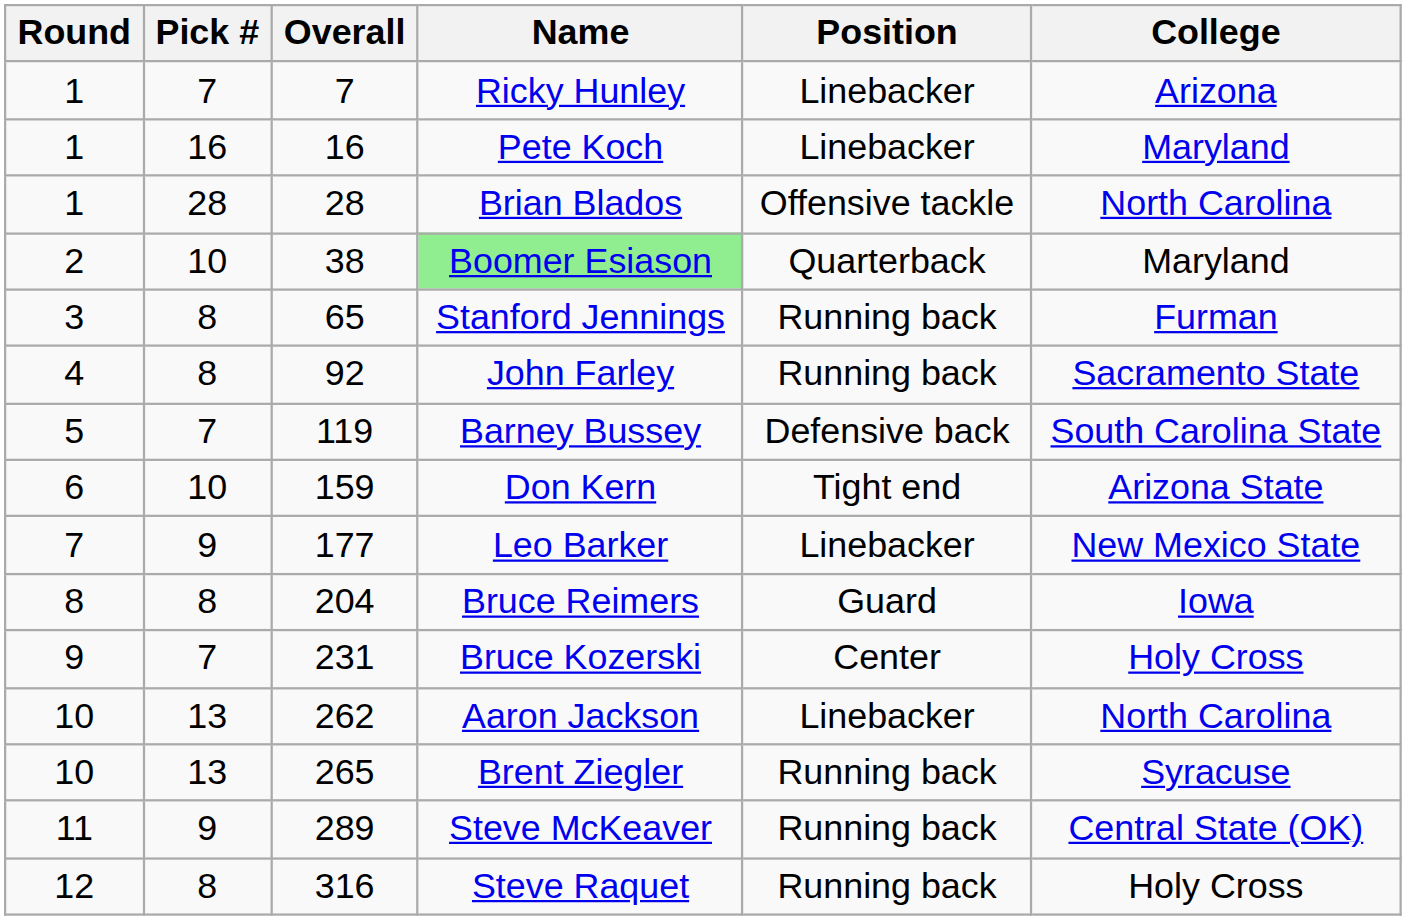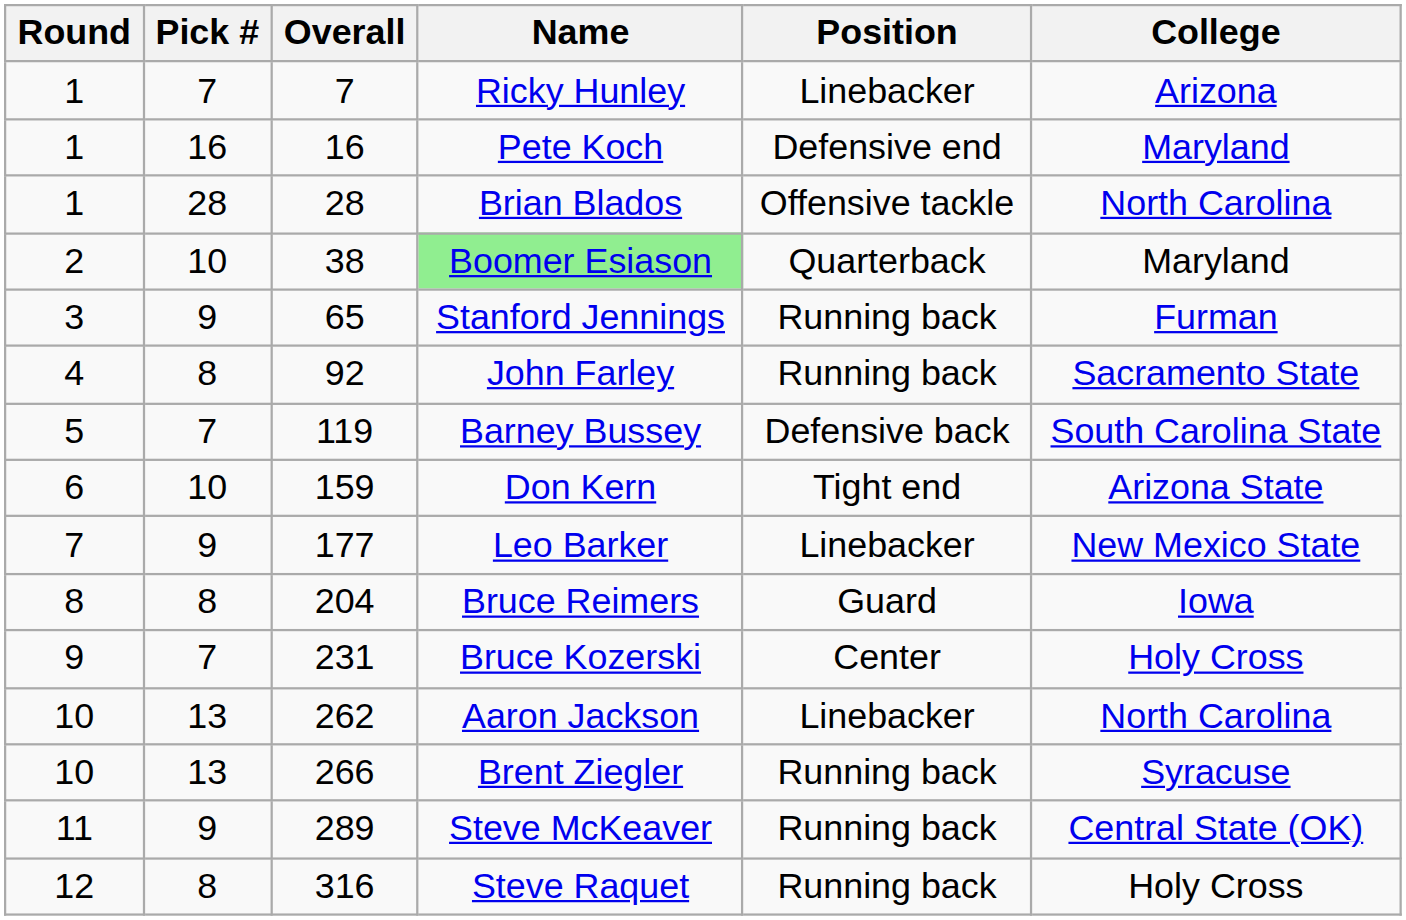(887, 146) Linebacker -> (887, 146) Defensive end
(207, 317) 8 -> (207, 317) 9
(345, 771) 265 -> (345, 771) 266
